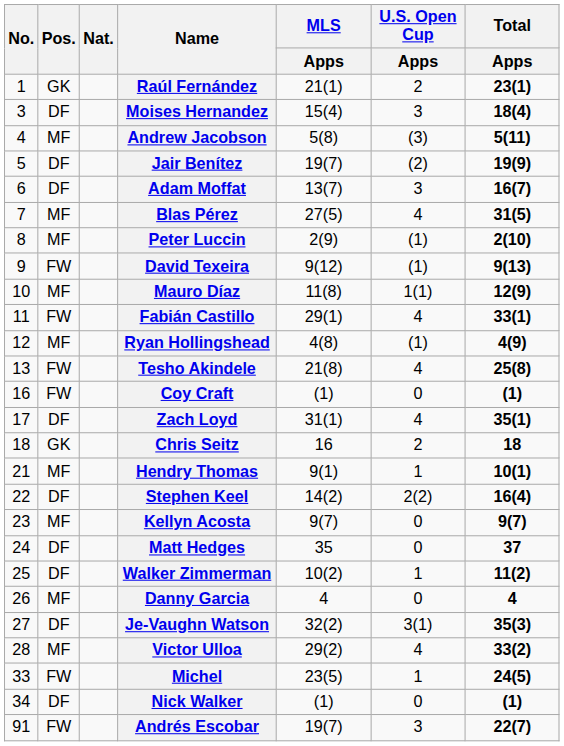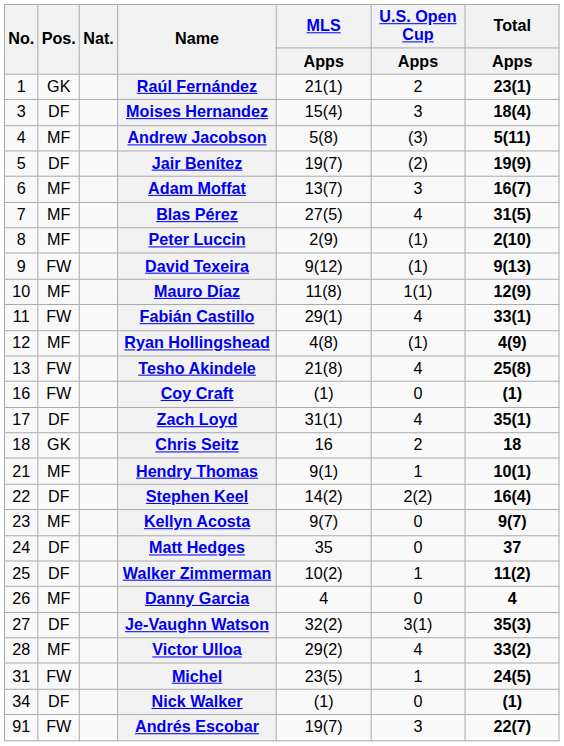(59, 189) DF -> (59, 189) MF
(21, 676) 33 -> (21, 676) 31
